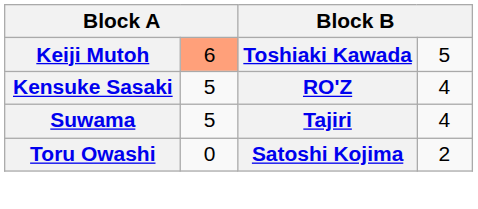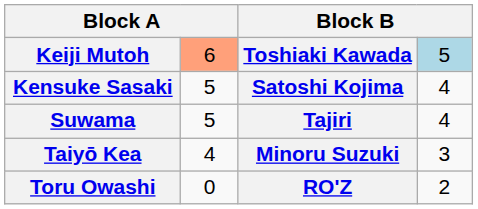(444, 54) no background -> (444, 54) lightblue background
(328, 87) RO'Z -> (328, 87) Satoshi Kojima
+ row: (93, 154)
(328, 154) Satoshi Kojima -> (328, 187) RO'Z
